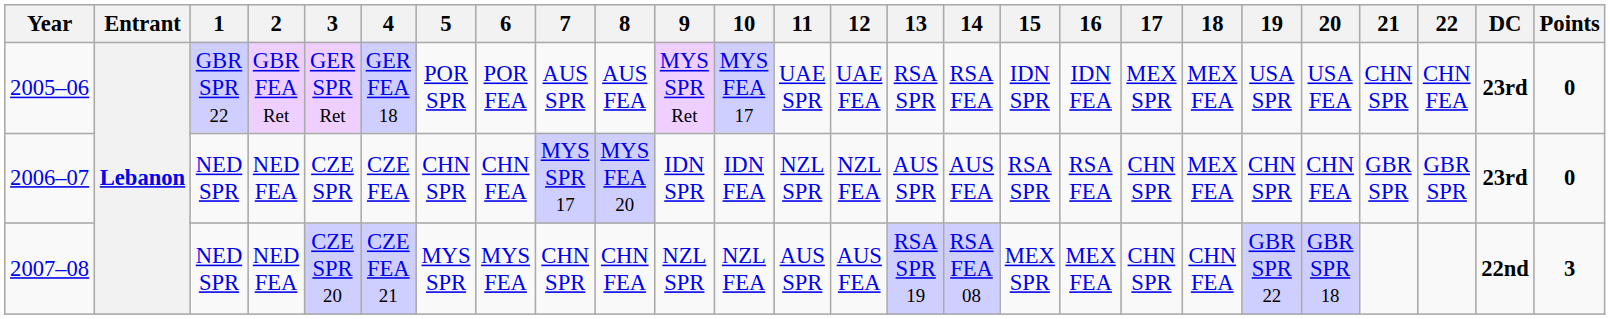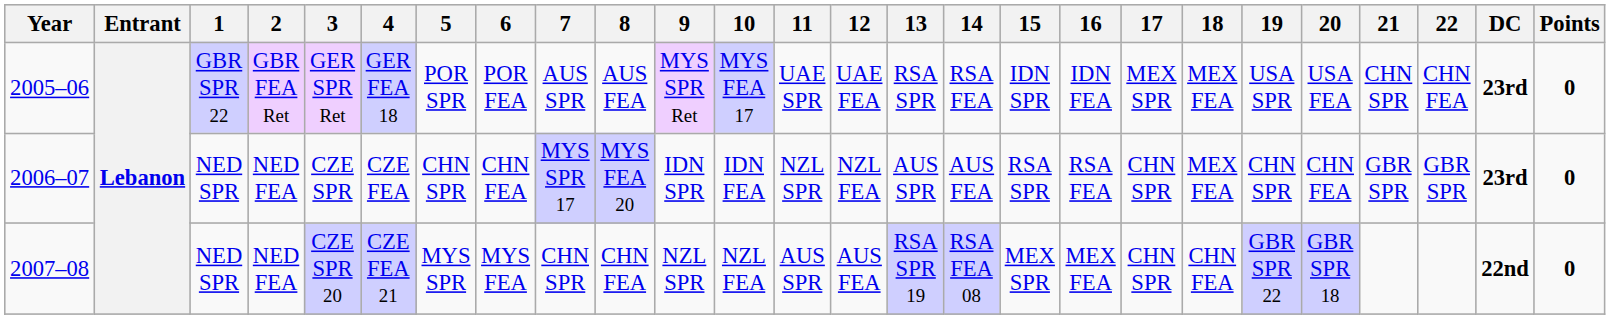(1570, 268) 3 -> (1570, 268) 0
